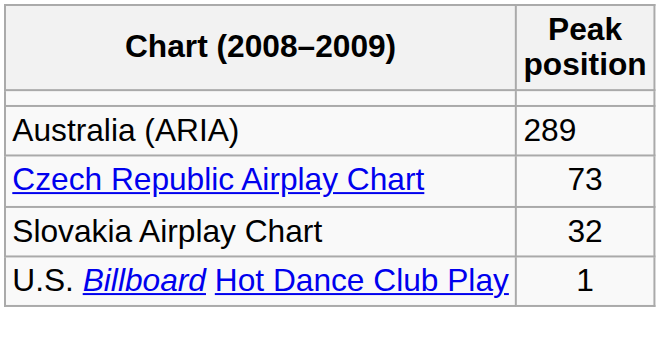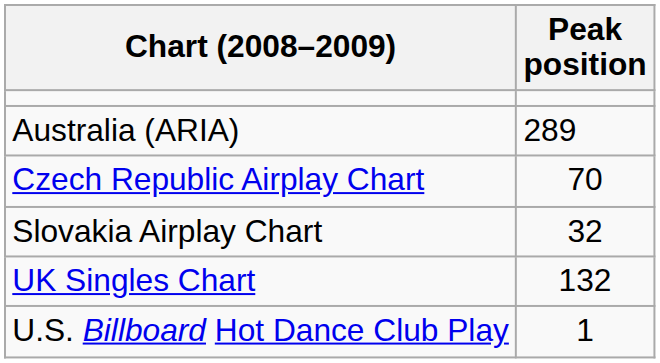(585, 180) 73 -> (585, 180) 70
+ row: (134, 280)
